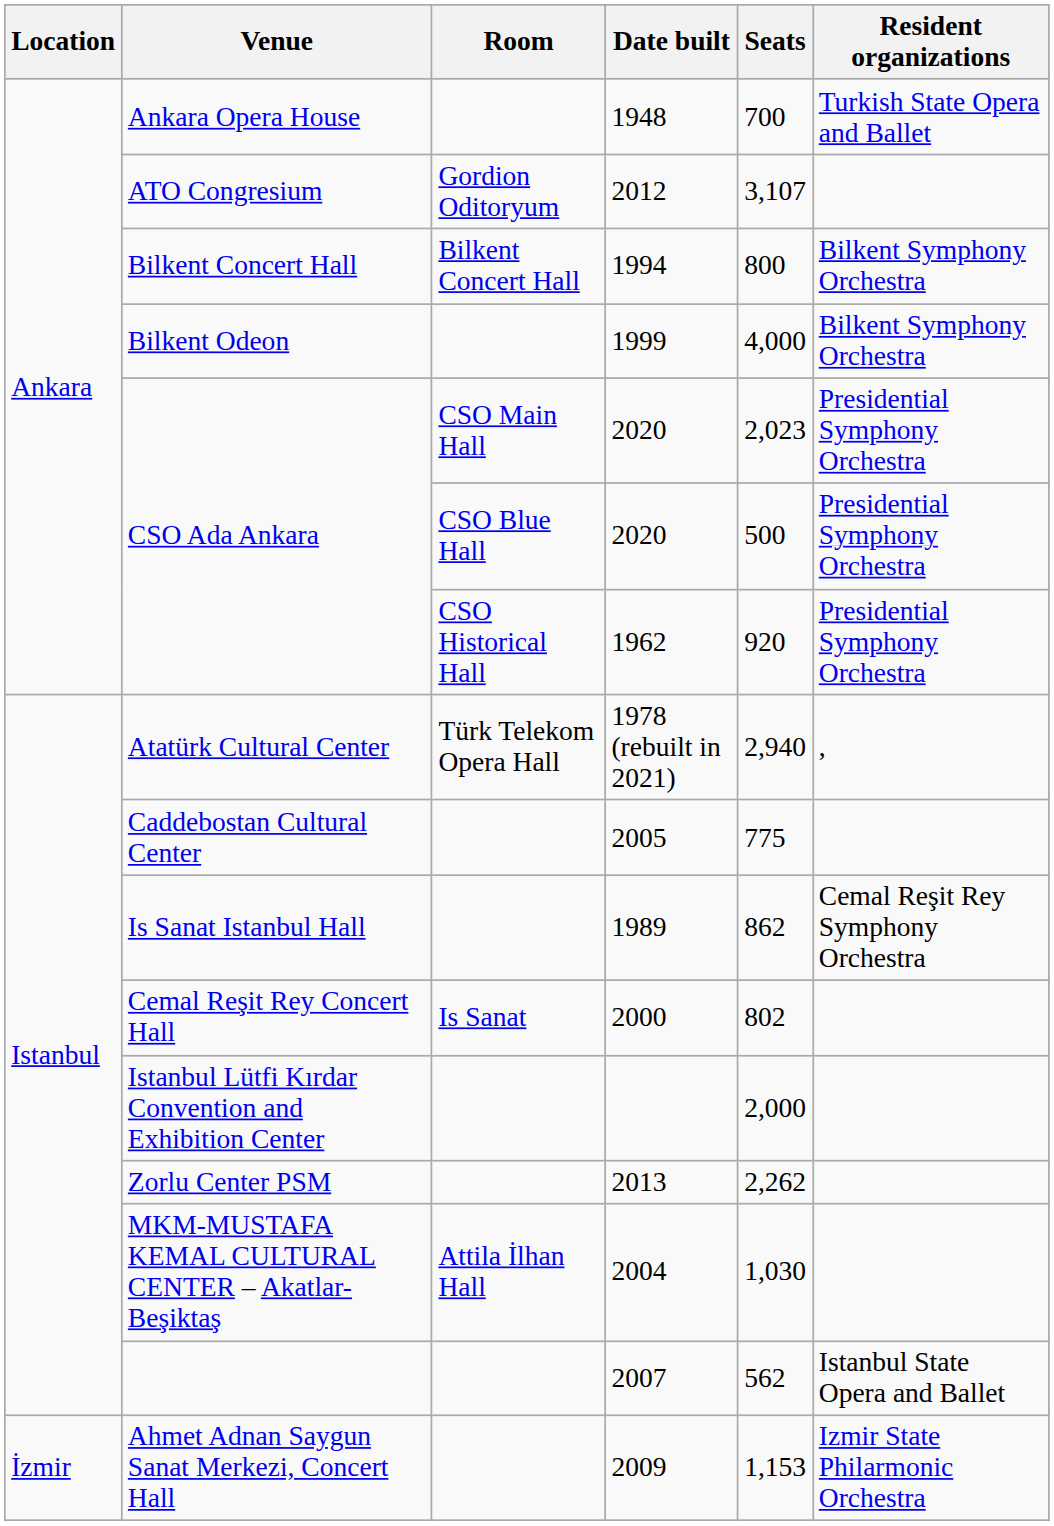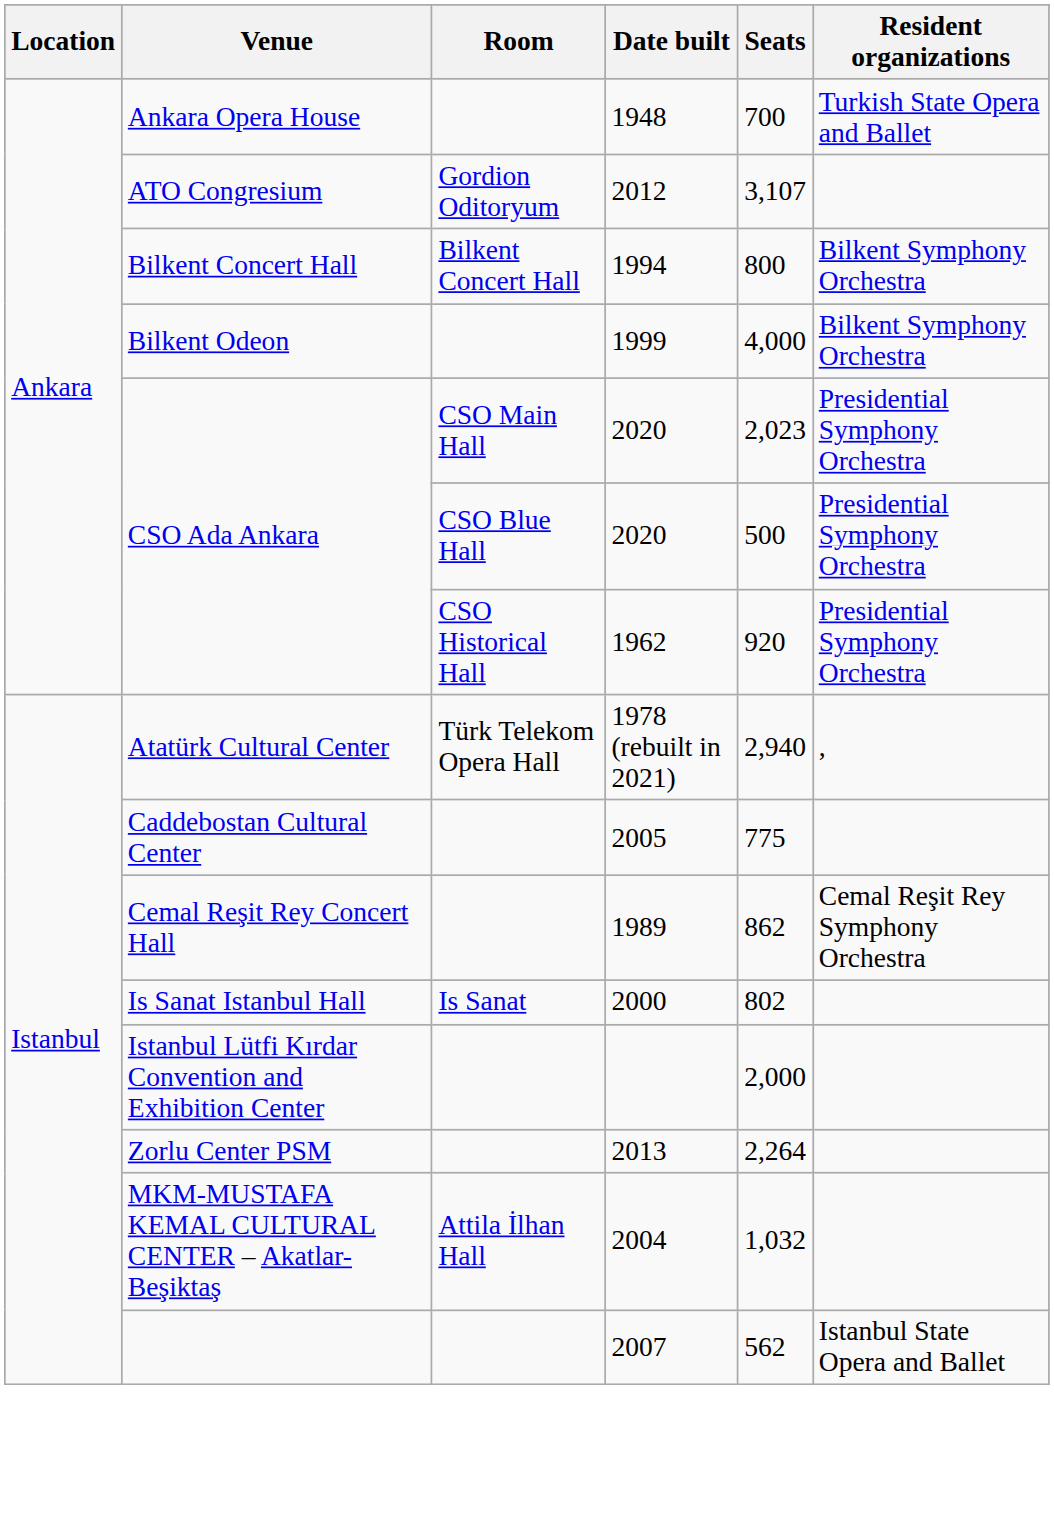(247, 927) Is Sanat Istanbul Hall -> (268, 927) Cemal Reşit Rey Concert Hall
(268, 1017) Cemal Reşit Rey Concert Hall -> (247, 1001) Is Sanat Istanbul Hall
(775, 1181) 2,262 -> (775, 1150) 2,264
(775, 1272) 1,030 -> (775, 1241) 1,032
- row: (519, 1468)
